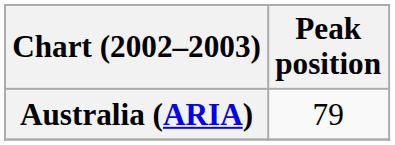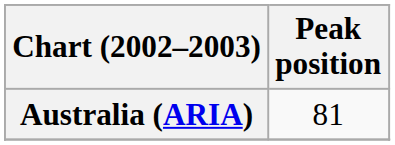(328, 113) 79 -> (328, 113) 81
